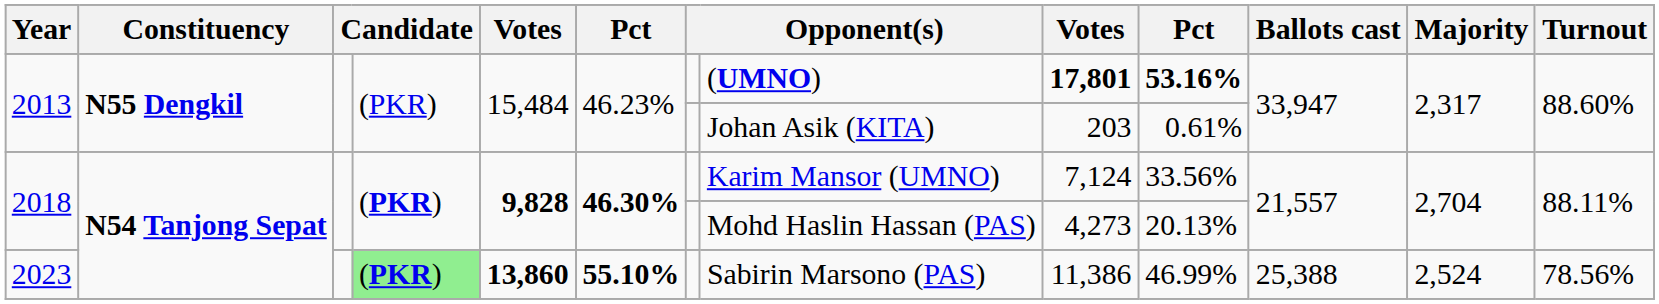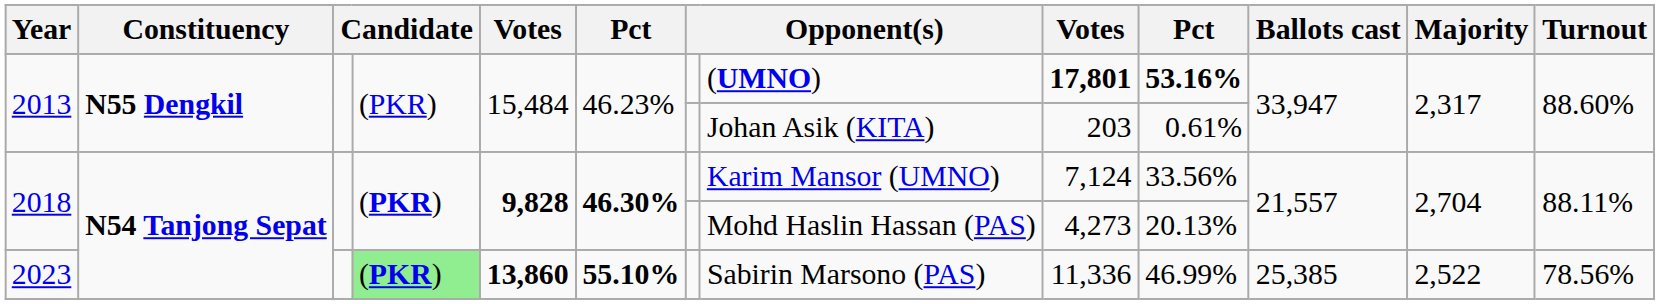(1091, 274) 11,386 -> (1091, 274) 11,336
(1297, 274) 25,388 -> (1297, 274) 25,385
(1448, 274) 2,524 -> (1448, 274) 2,522
